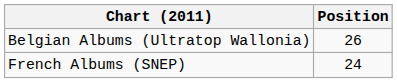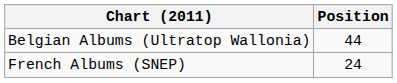(353, 41) 26 -> (353, 41) 44
